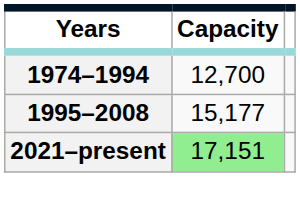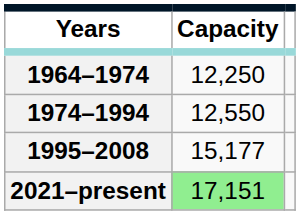+ row: (88, 74)
(228, 74) 12,700 -> (228, 113) 12,550
